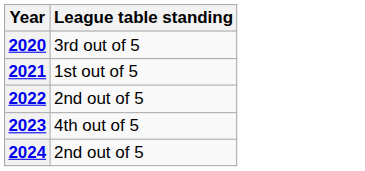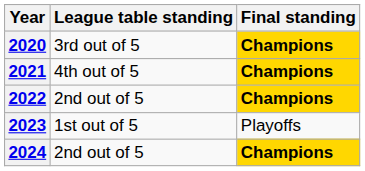+ column: (298, 17)
(96, 71) 1st out of 5 -> (96, 71) 4th out of 5
(96, 125) 4th out of 5 -> (96, 125) 1st out of 5
